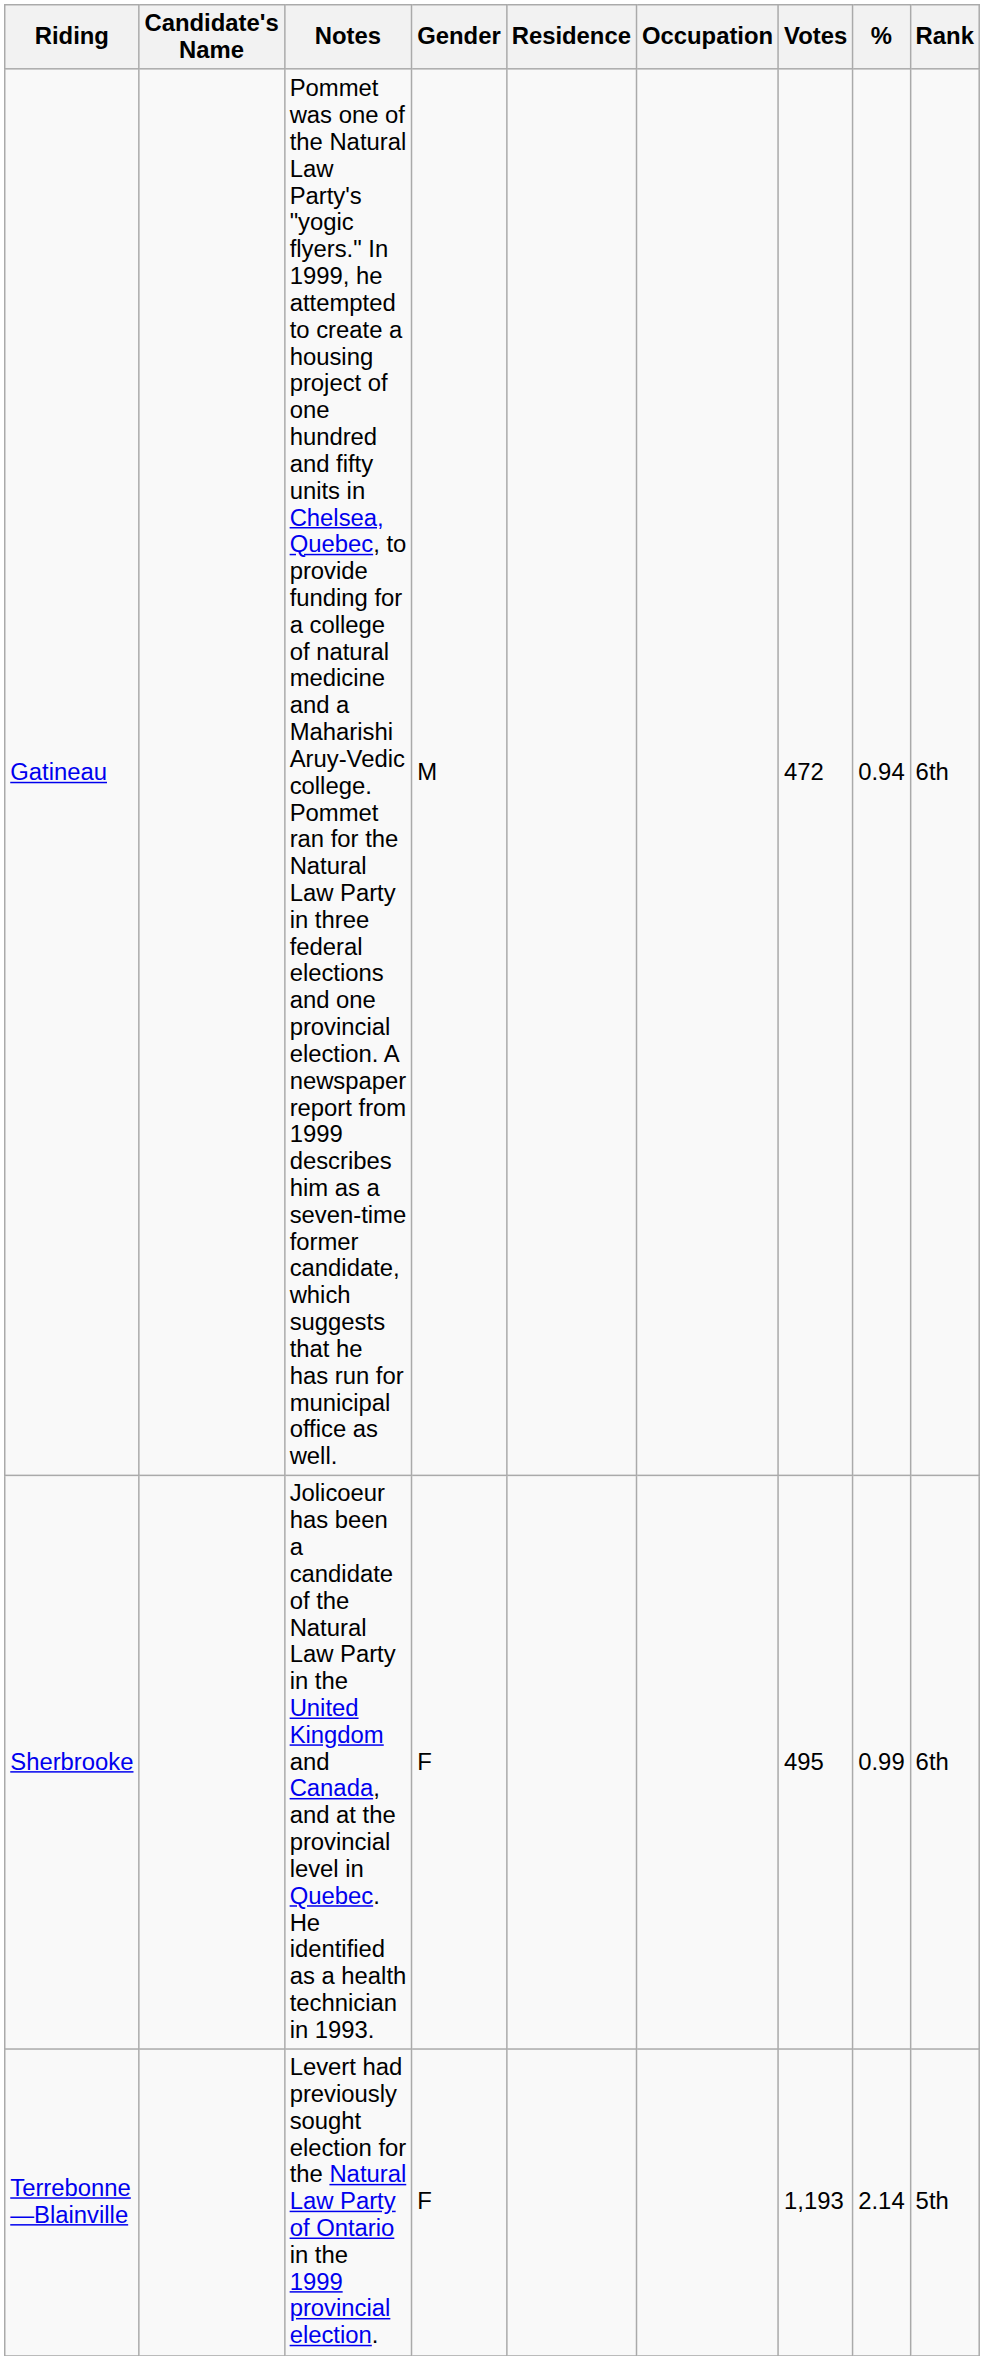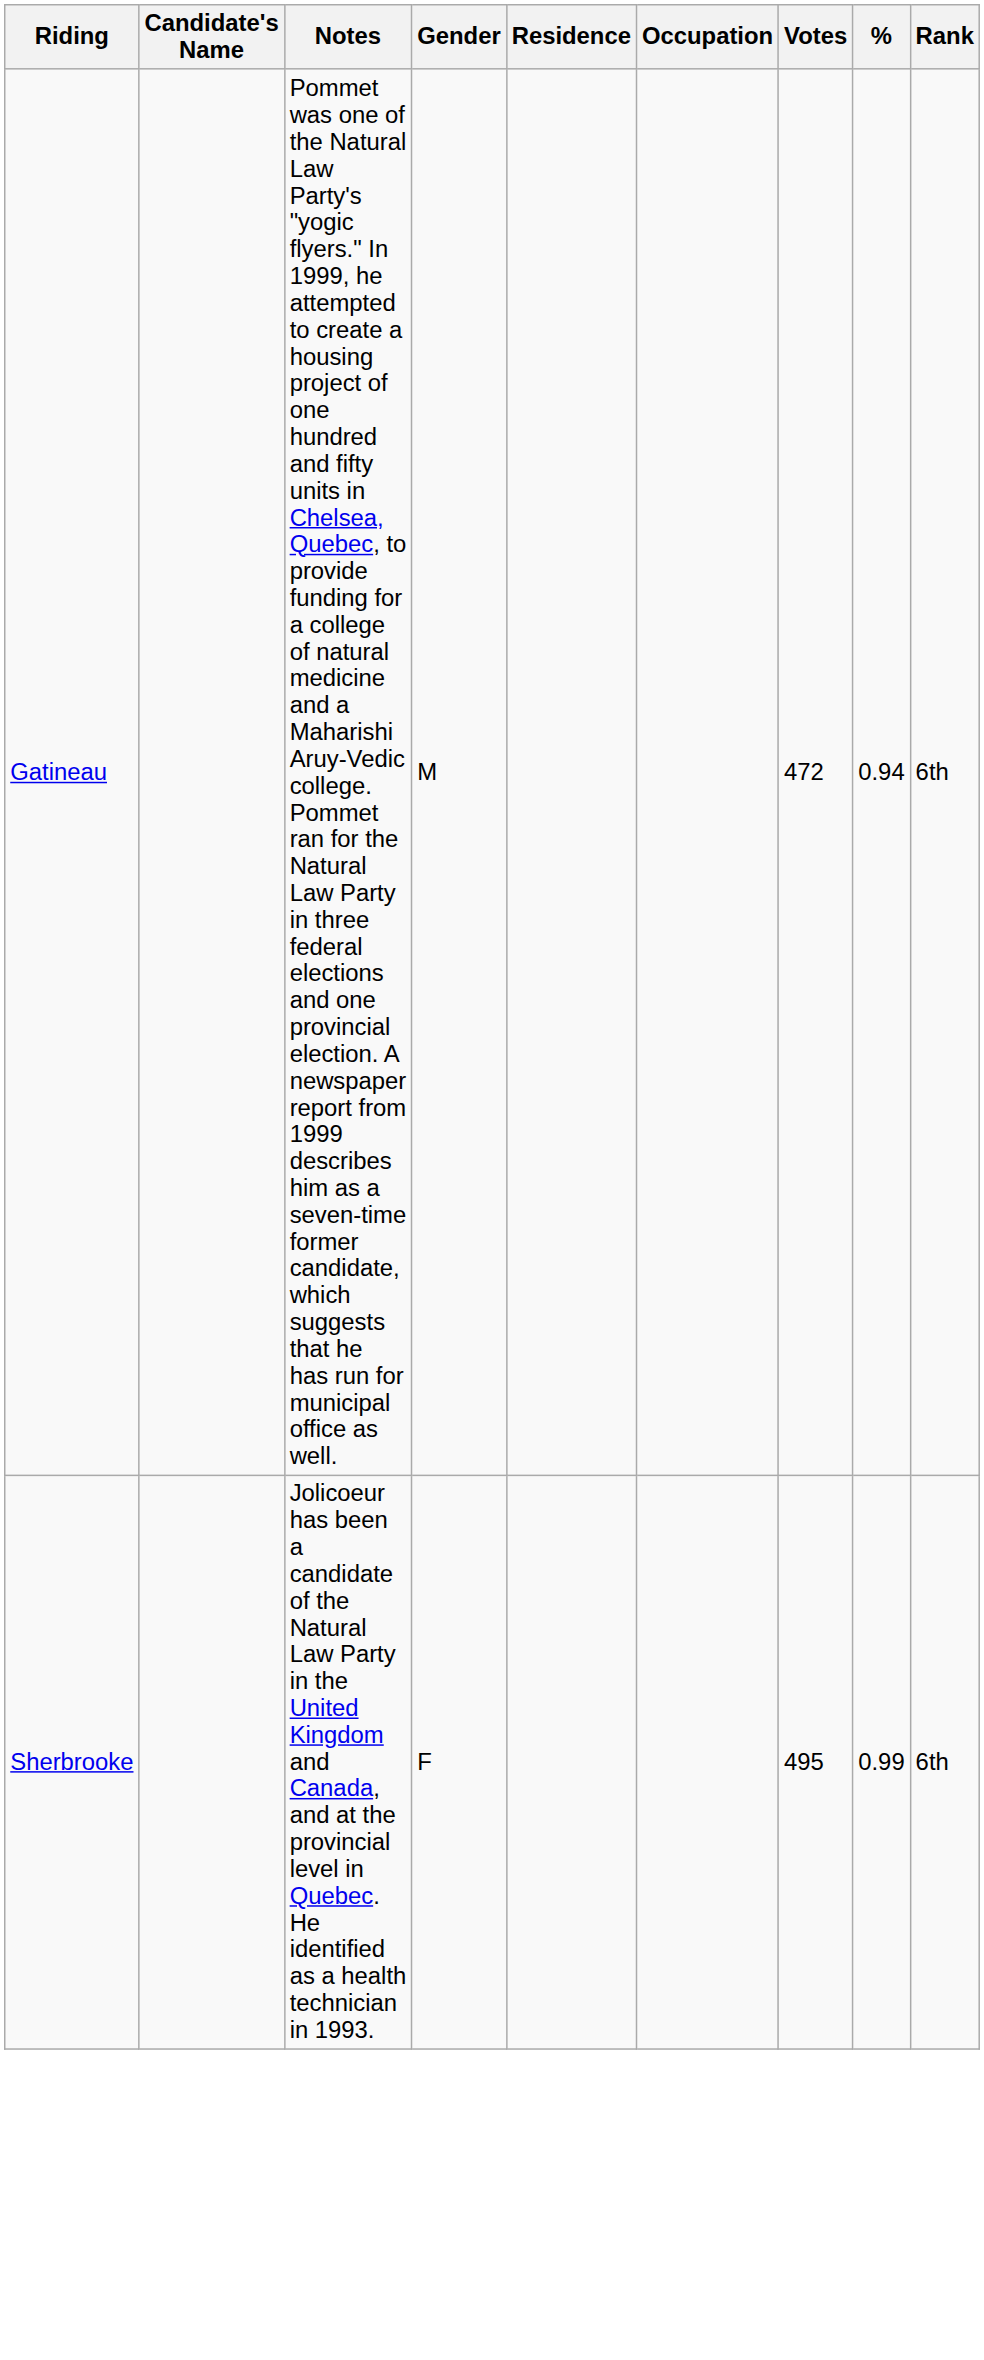- row: (71, 2201)
